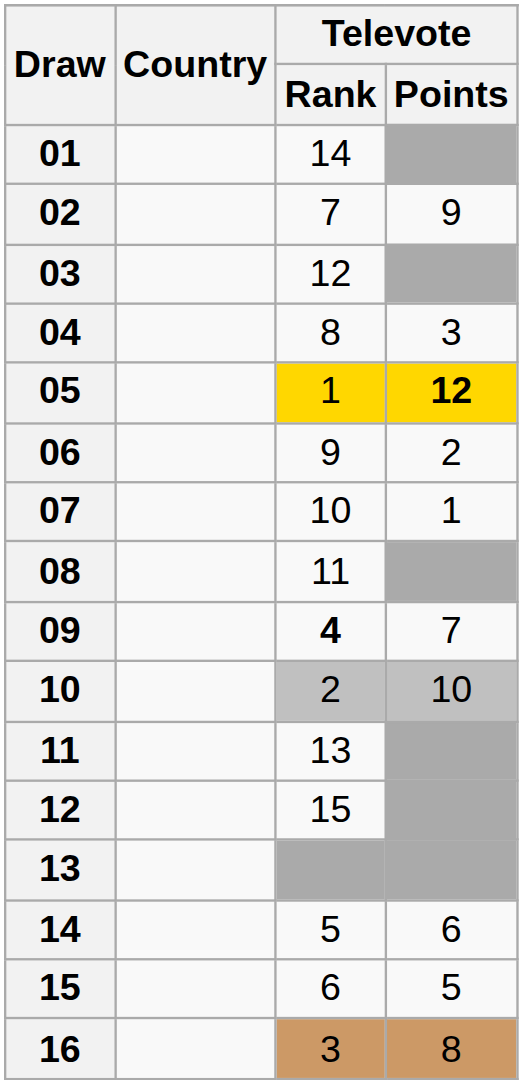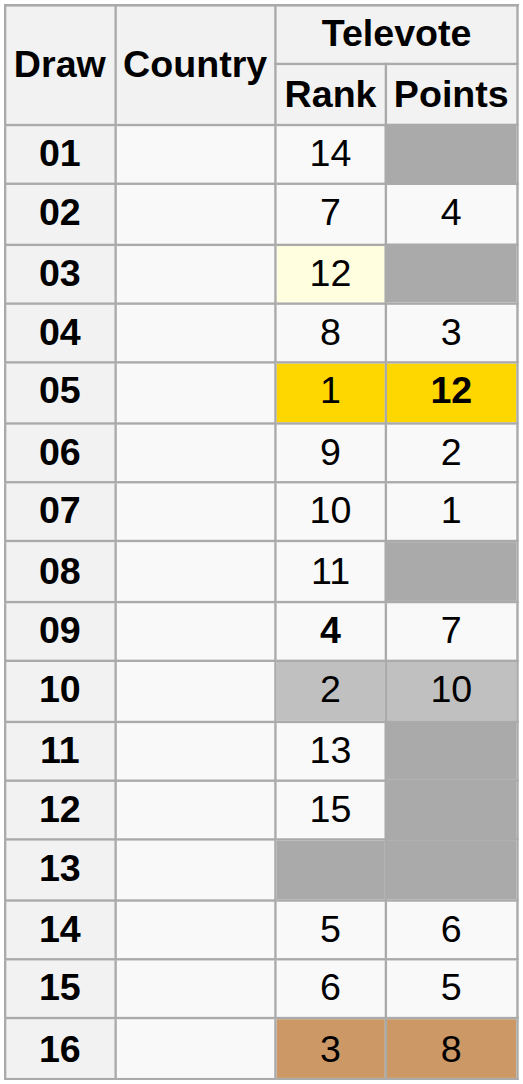(451, 213) 9 -> (451, 213) 4
(331, 272) no background -> (331, 272) lightyellow background
